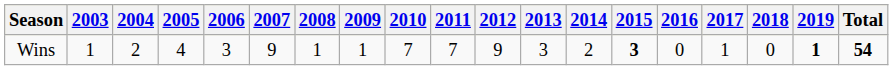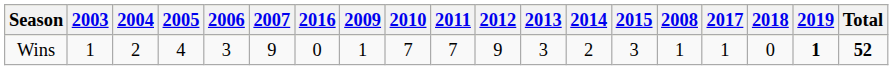columns swapped: (317, 19) <-> (680, 19)
(634, 50) bold -> (634, 50) normal
(863, 50) 54 -> (863, 50) 52
